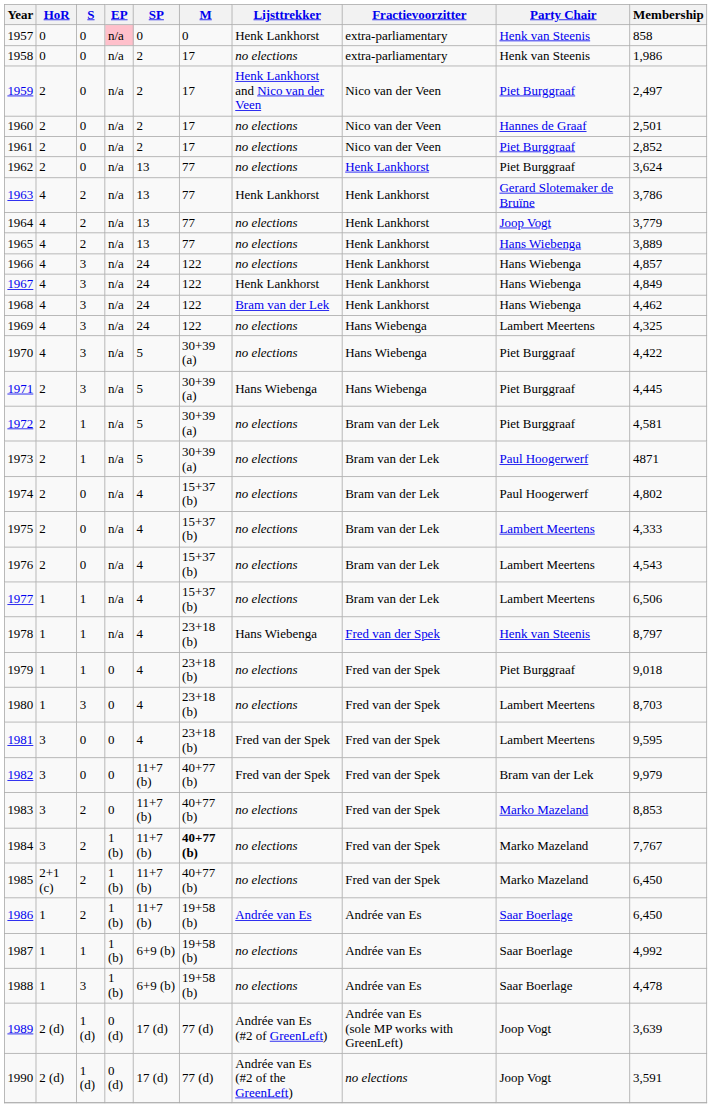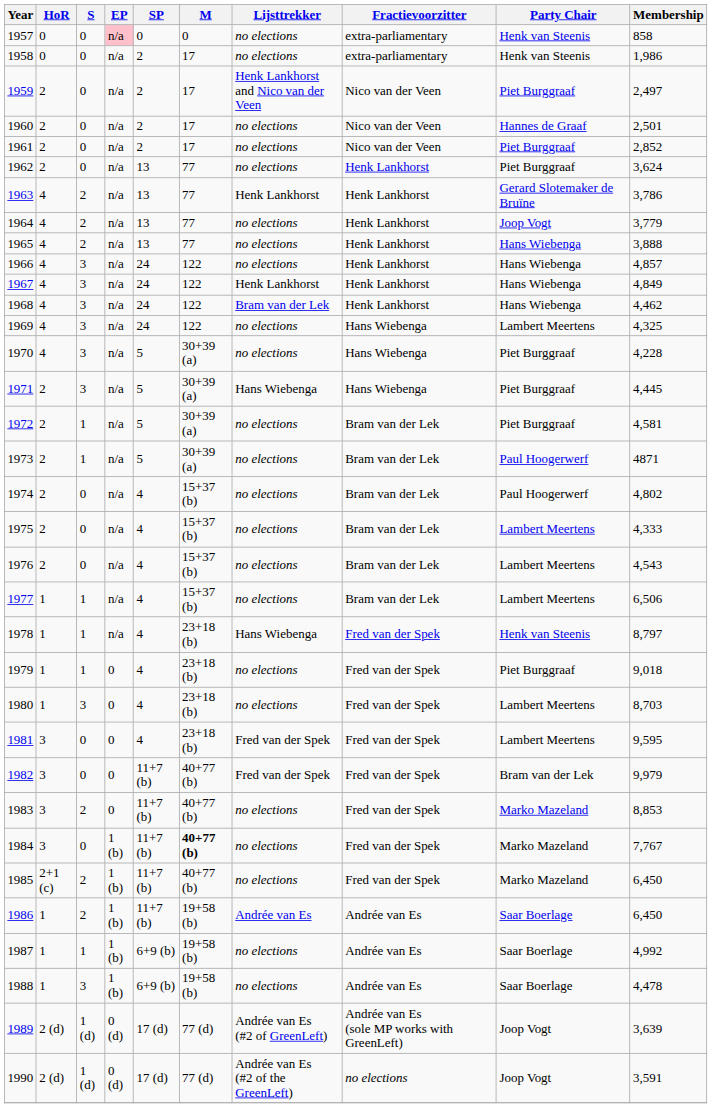(277, 35) Henk Lankhorst -> (266, 35) no elections
(648, 243) 3,889 -> (648, 243) 3,888
(648, 353) 4,422 -> (648, 353) 4,228
(83, 845) 2 -> (83, 845) 0
